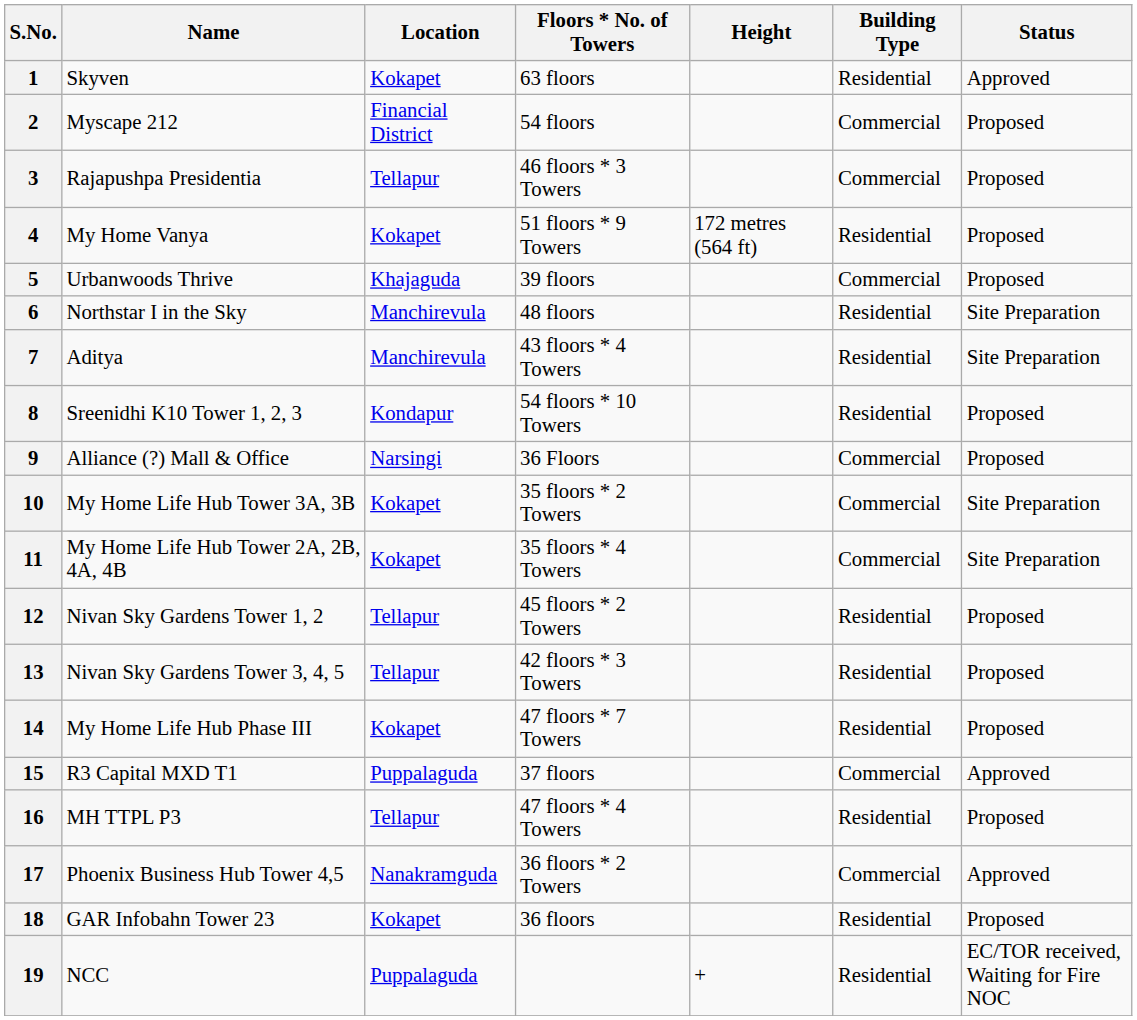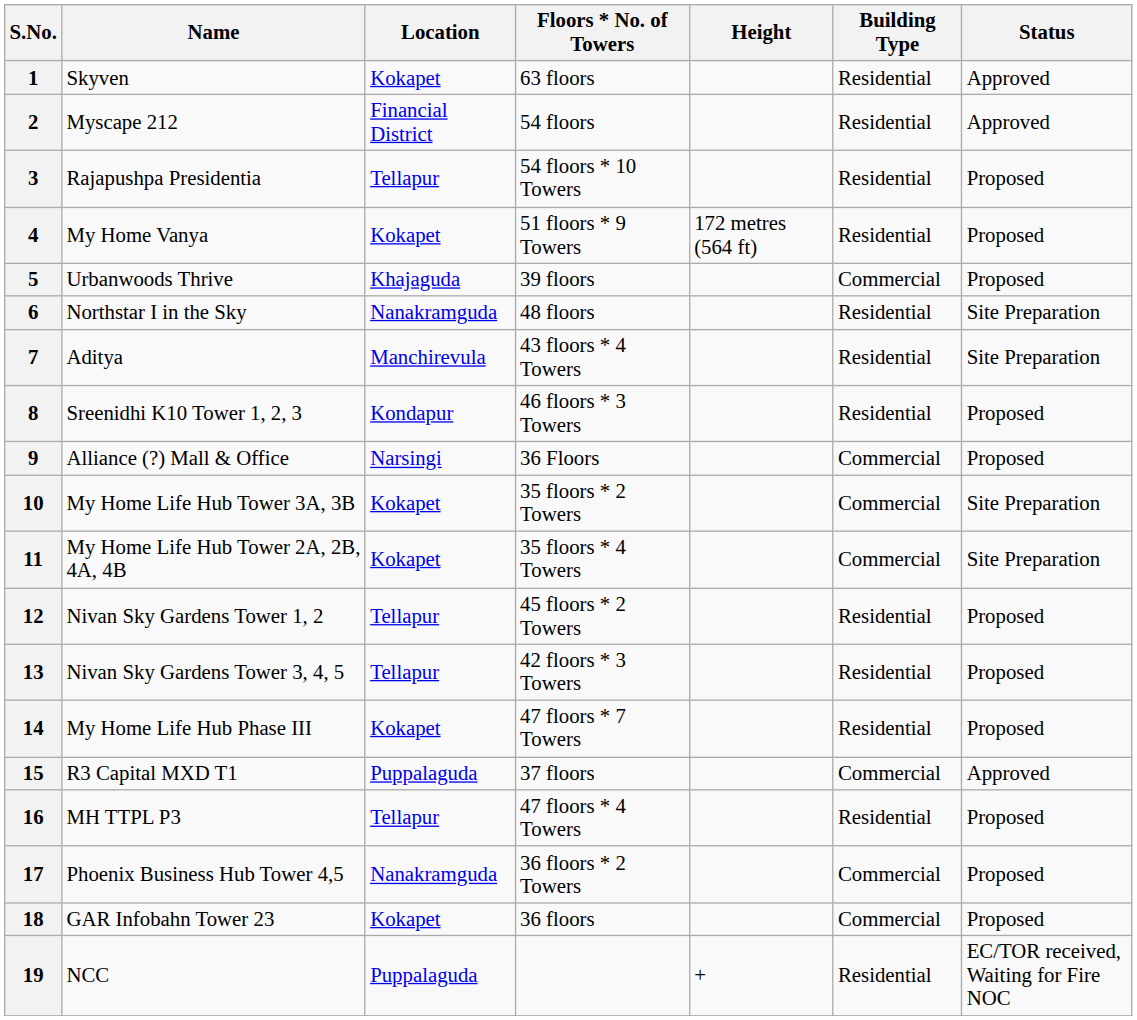(889, 122) Commercial -> (885, 122) Residential
(1005, 122) Proposed -> (1008, 122) Approved
(573, 178) 46 floors * 3 Towers -> (578, 178) 54 floors * 10 Towers
(889, 178) Commercial -> (885, 178) Residential
(428, 312) Manchirevula -> (434, 312) Nanakramguda
(578, 413) 54 floors * 10 Towers -> (573, 413) 46 floors * 3 Towers
(1008, 874) Approved -> (1005, 874) Proposed
(885, 918) Residential -> (889, 918) Commercial
